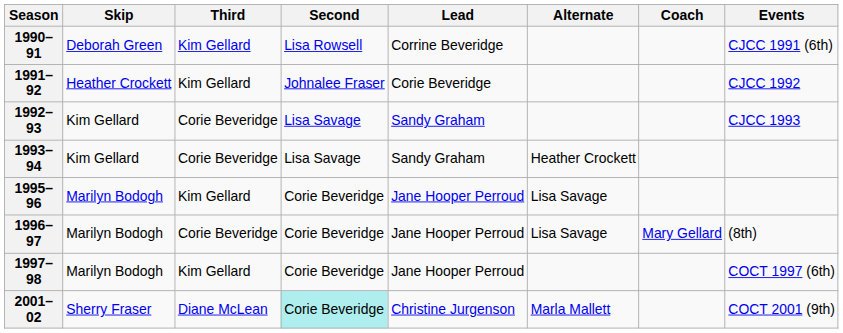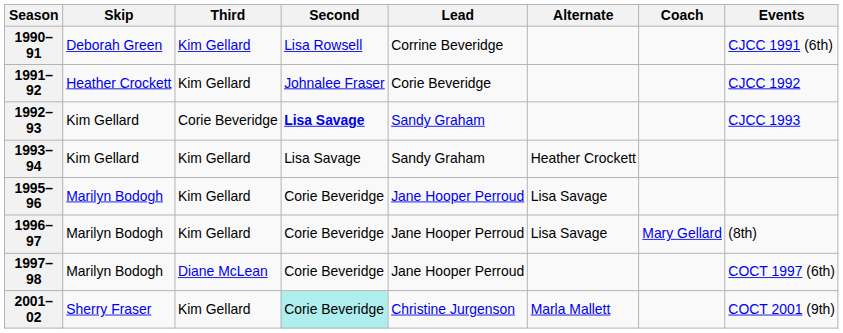(322, 120) normal -> (324, 120) bold
(228, 158) Corie Beveridge -> (214, 158) Kim Gellard
(228, 234) Corie Beveridge -> (214, 234) Kim Gellard
(214, 271) Kim Gellard -> (223, 271) Diane McLean
(223, 309) Diane McLean -> (214, 309) Kim Gellard
